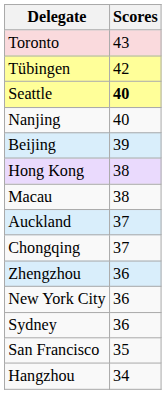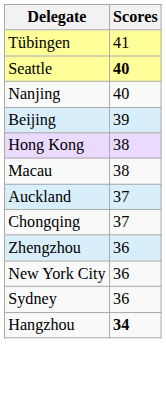- row: (34, 42)
(121, 68) 42 -> (121, 42) 41
- row: (54, 350)
(121, 376) normal -> (121, 324) bold
